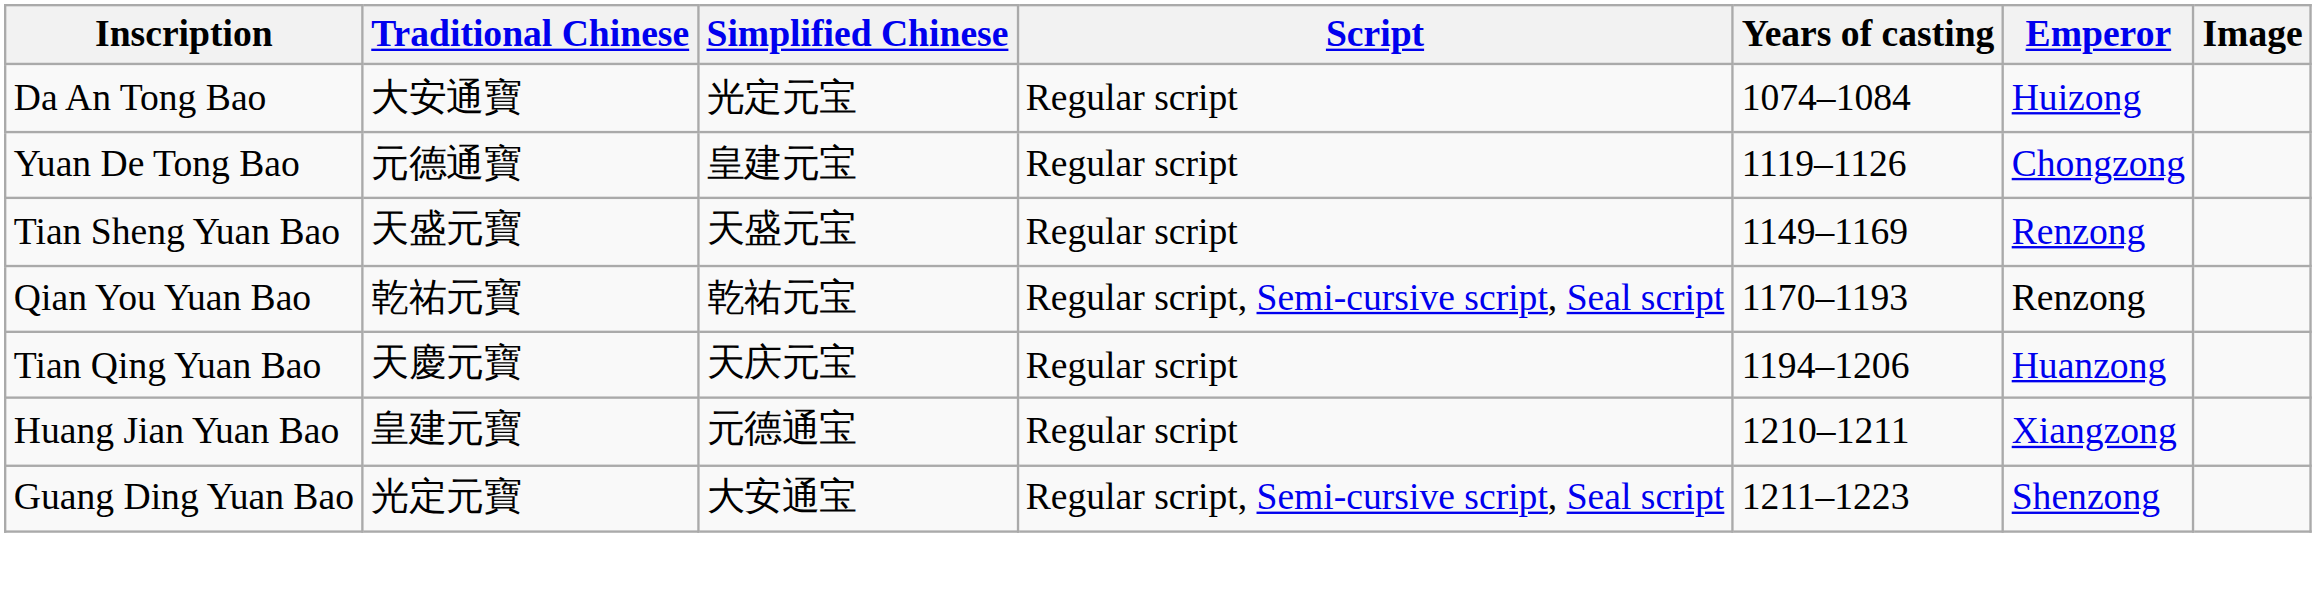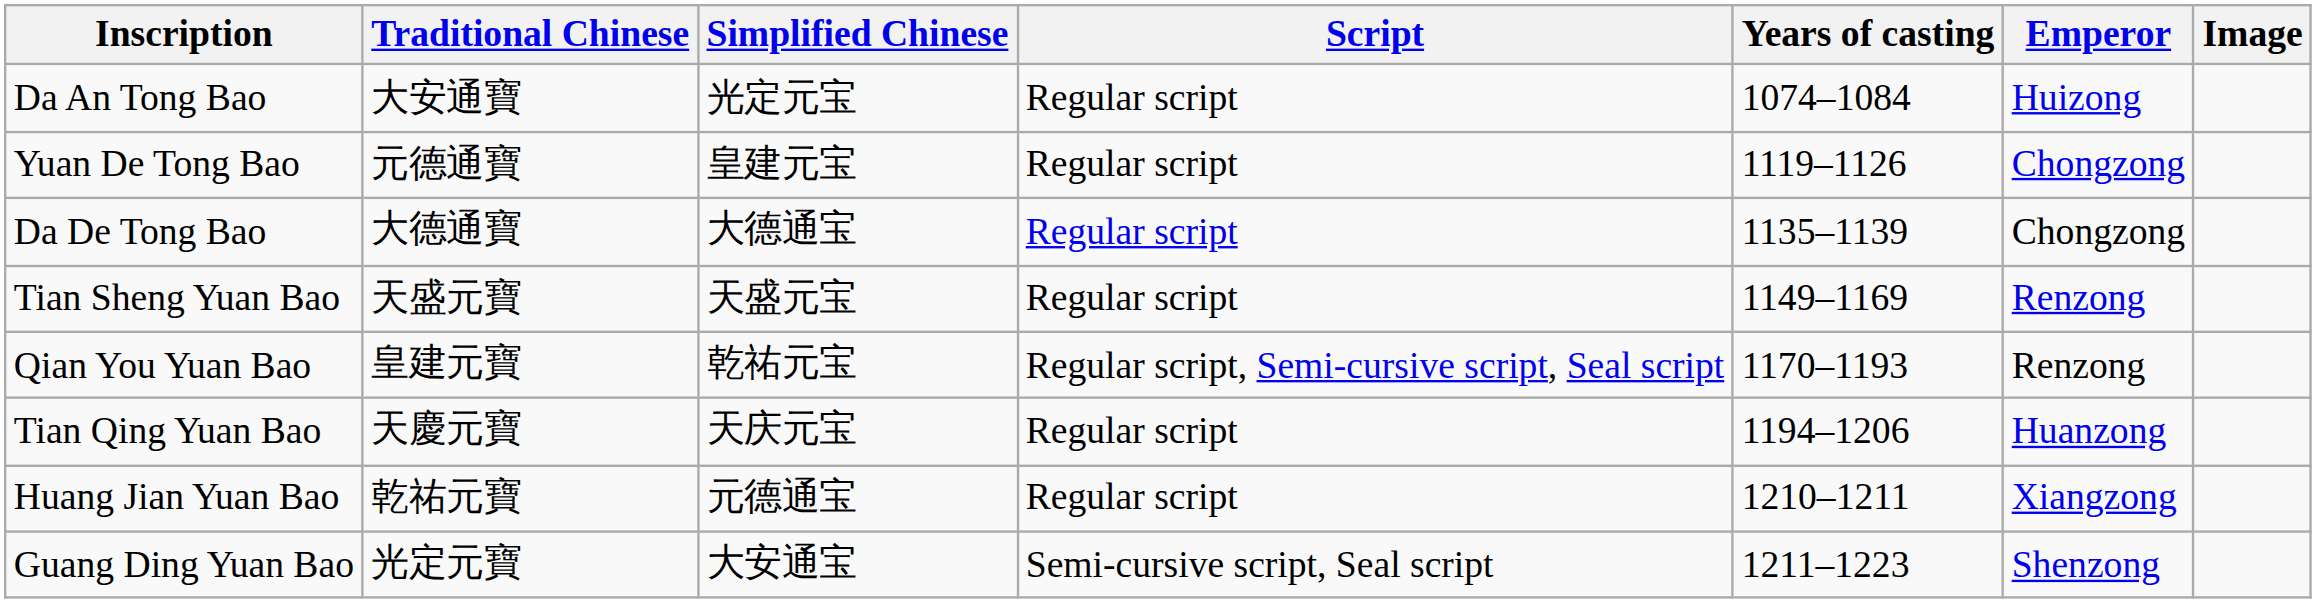+ row: (140, 230)
(446, 296) 乾祐元寶 -> (446, 363) 皇建元寶
(446, 429) 皇建元寶 -> (446, 496) 乾祐元寶
(1375, 497) Regular script, Semi-cursive script, Seal script -> (1260, 564) Semi-cursive script, Seal script
